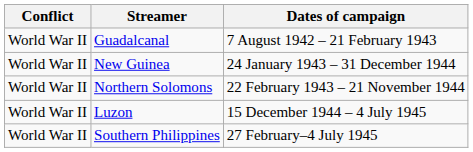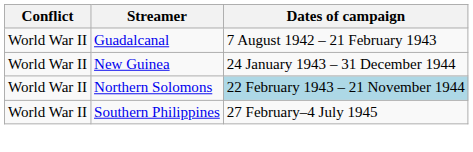(346, 87) no background -> (346, 87) lightblue background
- row: (113, 111)
